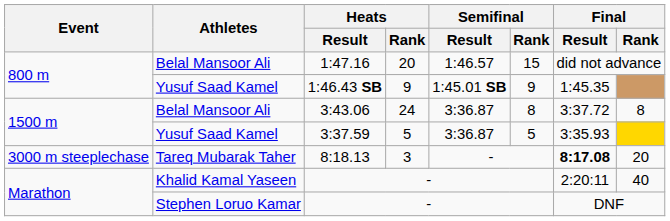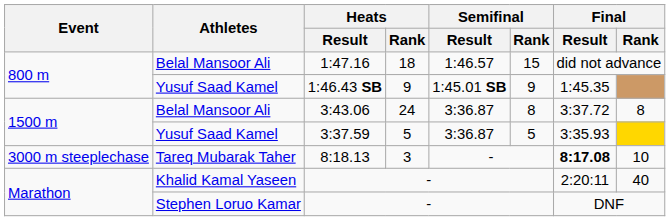(407, 63) 20 -> (407, 63) 18
(641, 157) 20 -> (641, 157) 10
